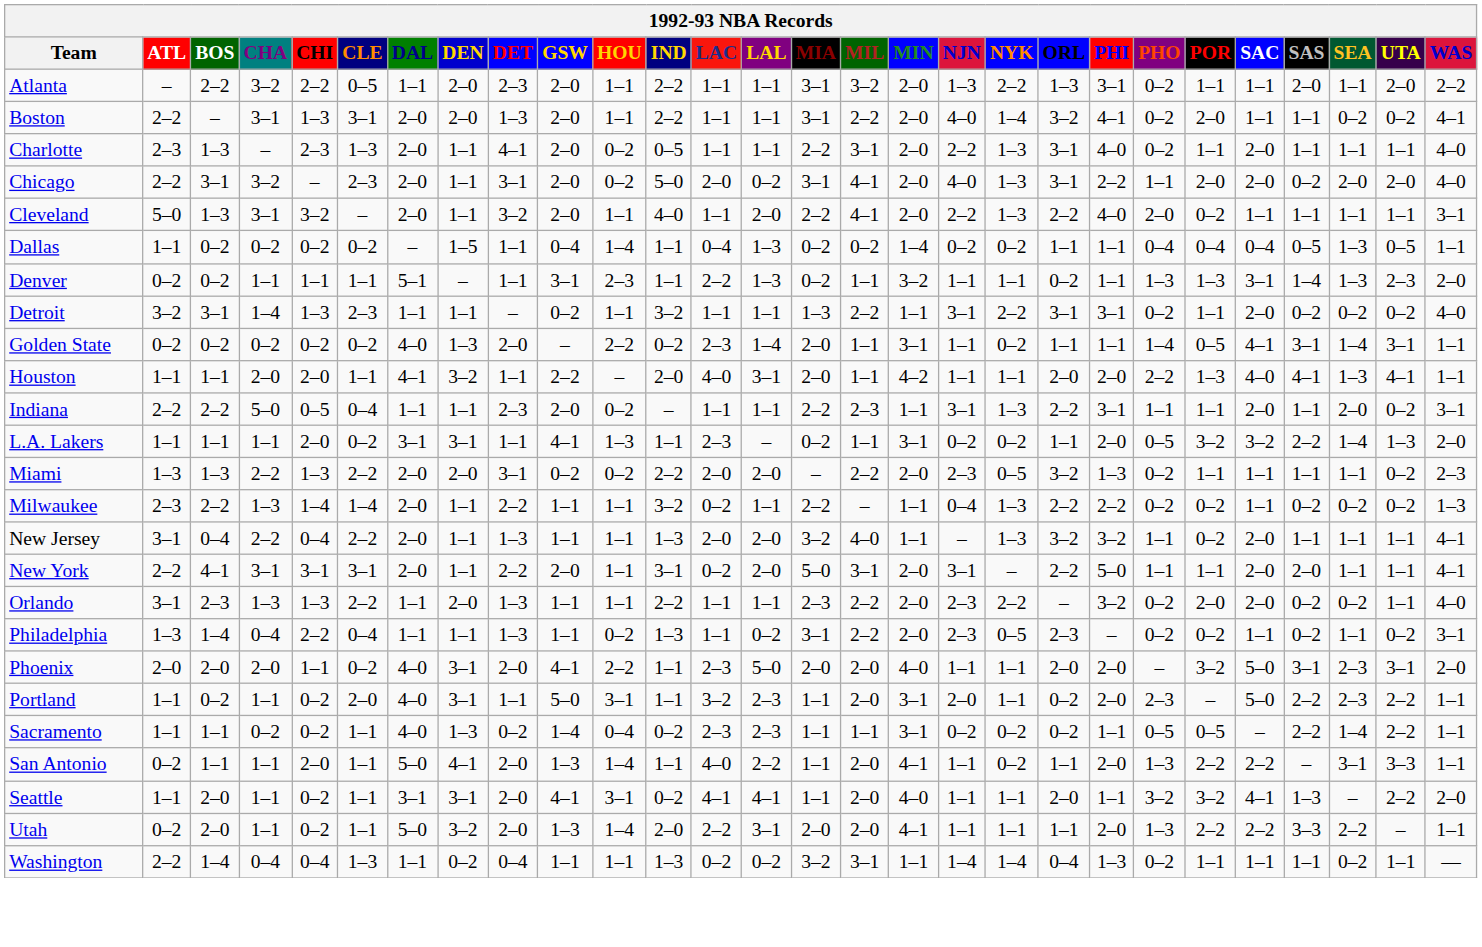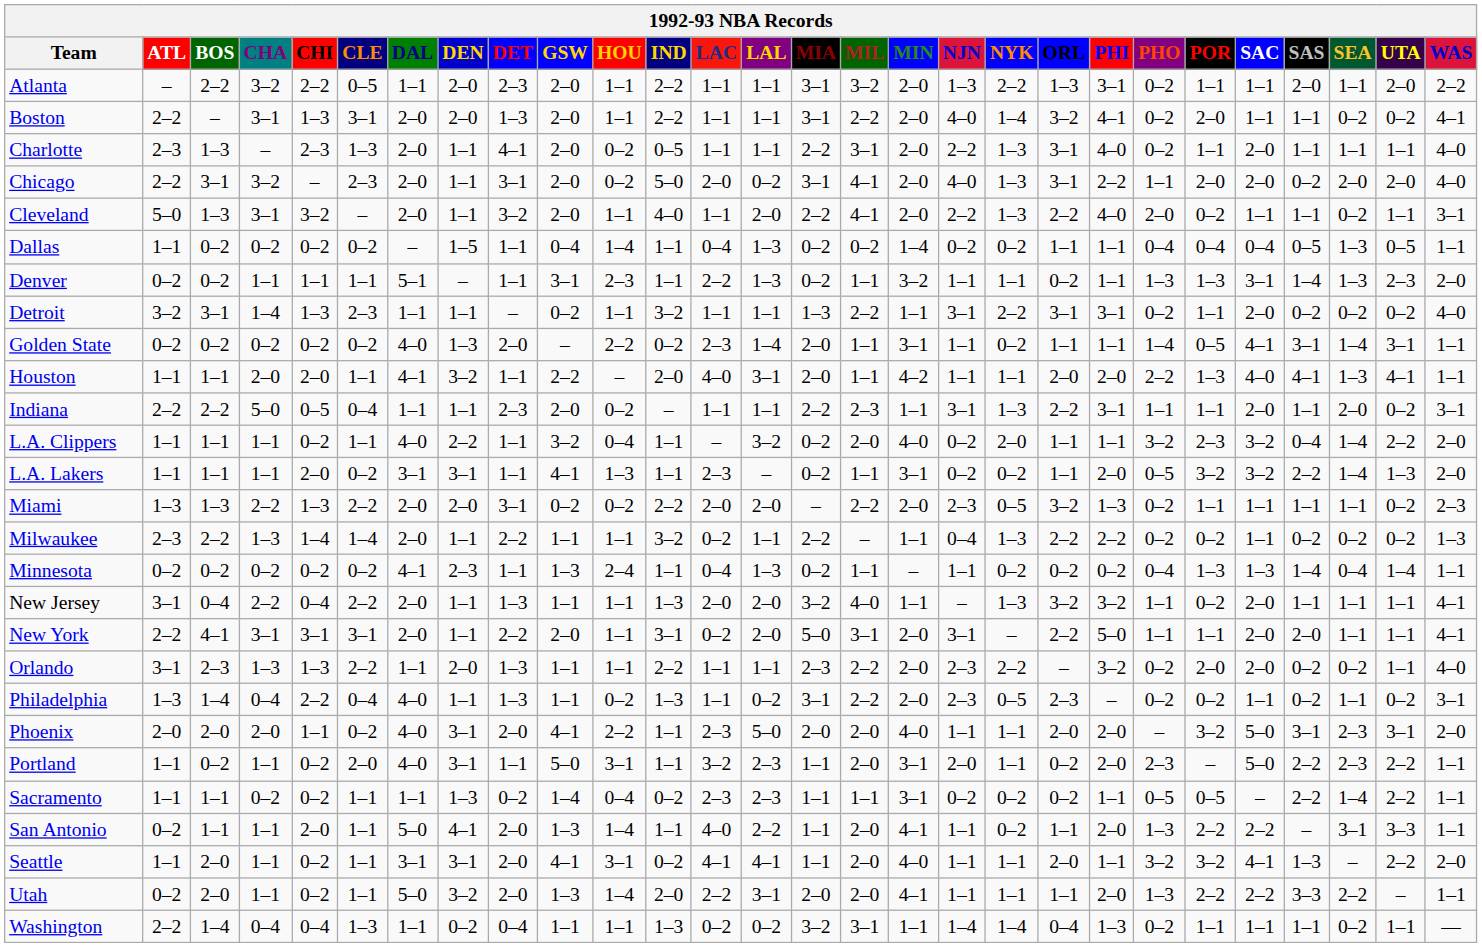(1353, 214) 1–1 -> (1353, 214) 0–2
+ row: (63, 441)
+ row: (51, 570)
(412, 635) 1–1 -> (412, 699) 4–0
(412, 732) 4–0 -> (412, 796) 1–1
